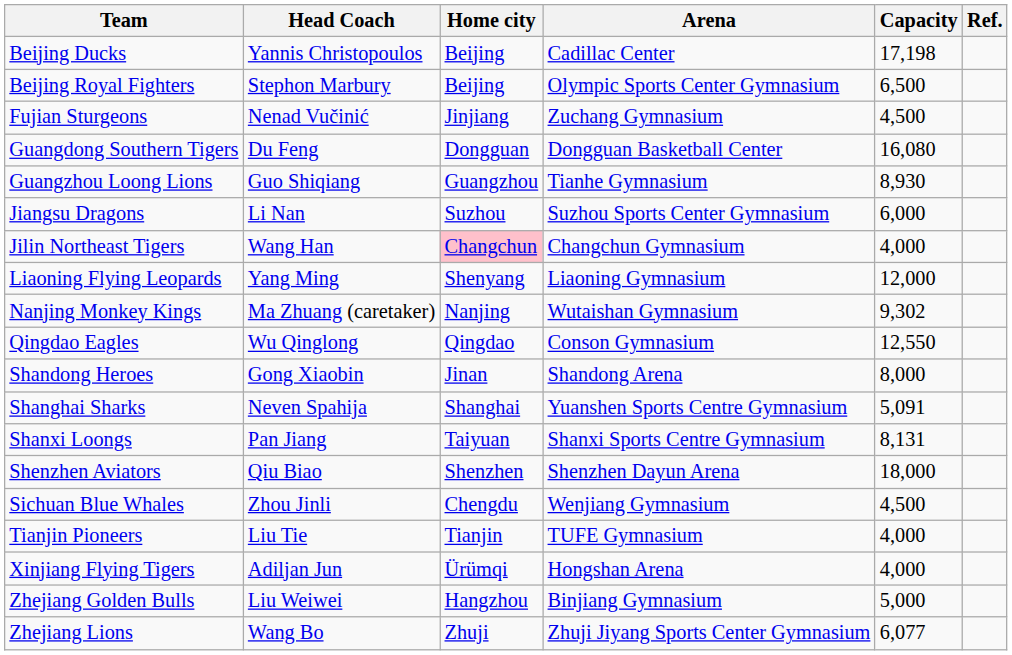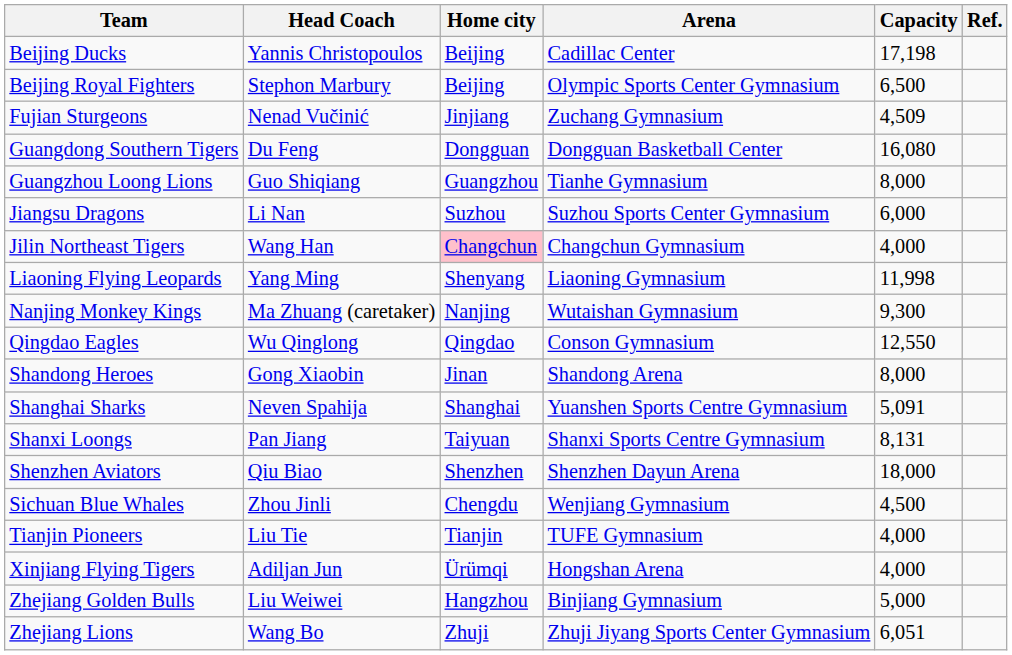(903, 117) 4,500 -> (903, 117) 4,509
(903, 181) 8,930 -> (903, 181) 8,000
(908, 278) 12,000 -> (907, 278) 11,998
(903, 310) 9,302 -> (903, 310) 9,300
(903, 632) 6,077 -> (903, 632) 6,051
